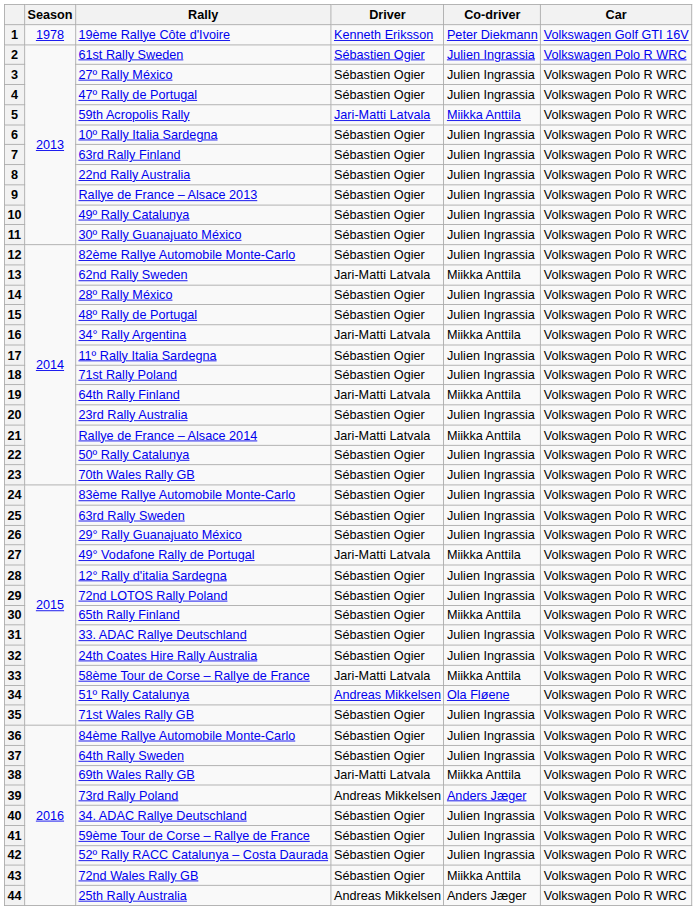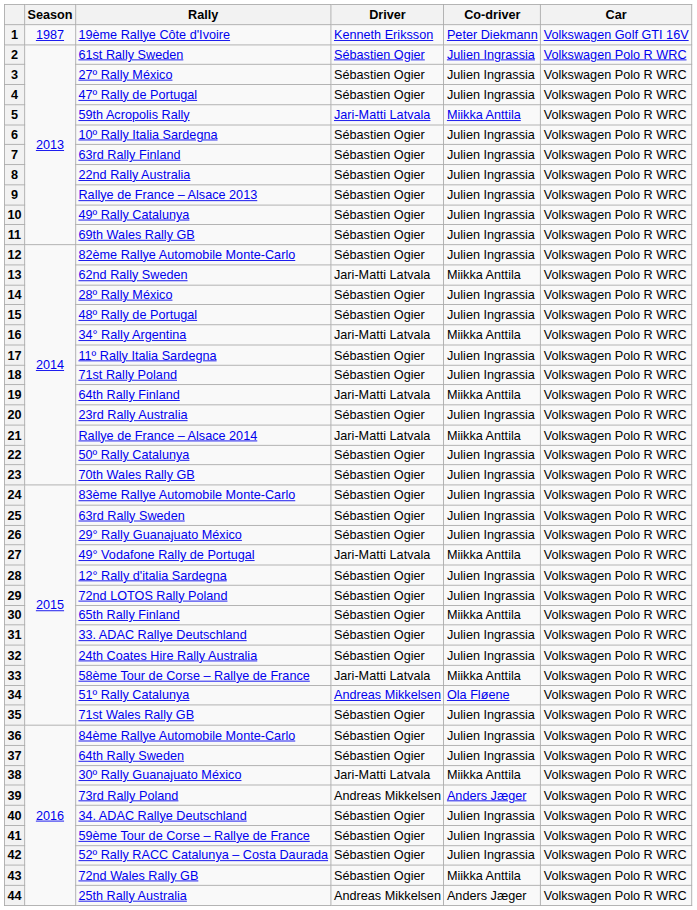(50, 35) 1978 -> (50, 35) 1987
(160, 235) 30º Rally Guanajuato México -> (137, 235) 69th Wales Rally GB
(137, 776) 69th Wales Rally GB -> (160, 776) 30º Rally Guanajuato México
